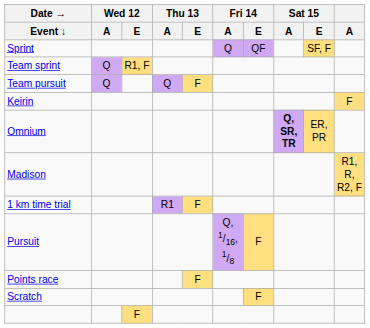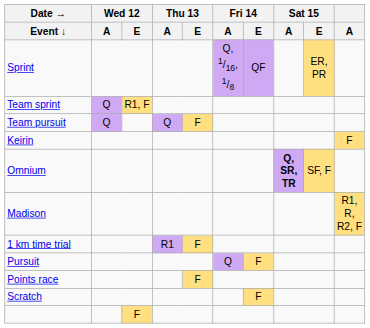(228, 48) Q -> (228, 68) Q, 1/16, 1/8
(319, 48) SF, F -> (319, 68) ER, PR
(319, 131) ER, PR -> (319, 171) SF, F
(228, 242) Q, 1/16, 1/8 -> (228, 262) Q
